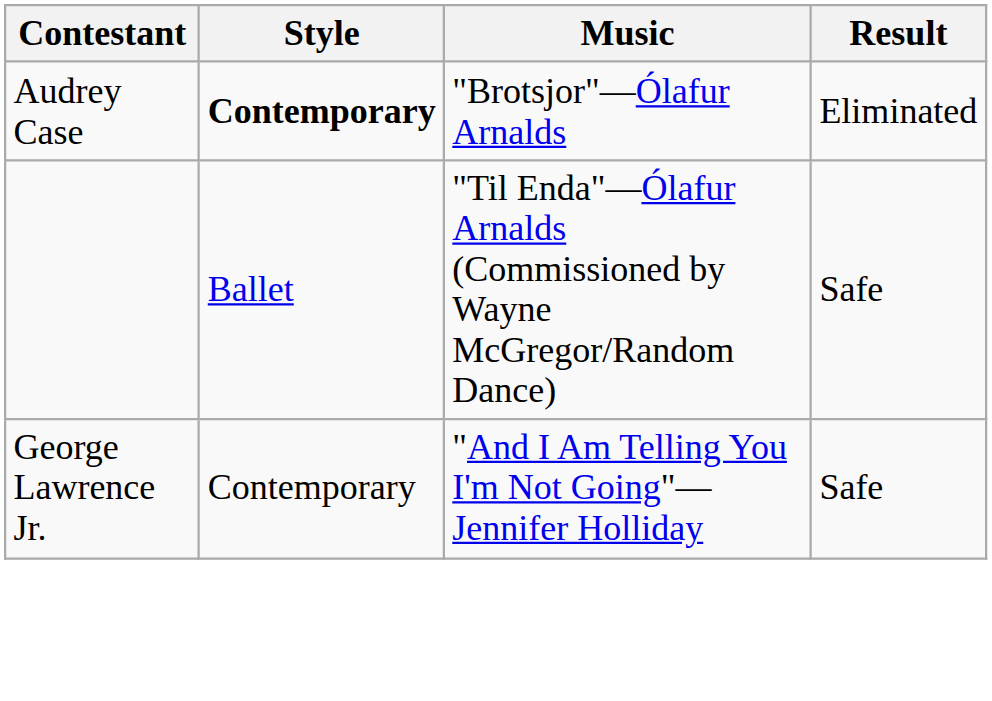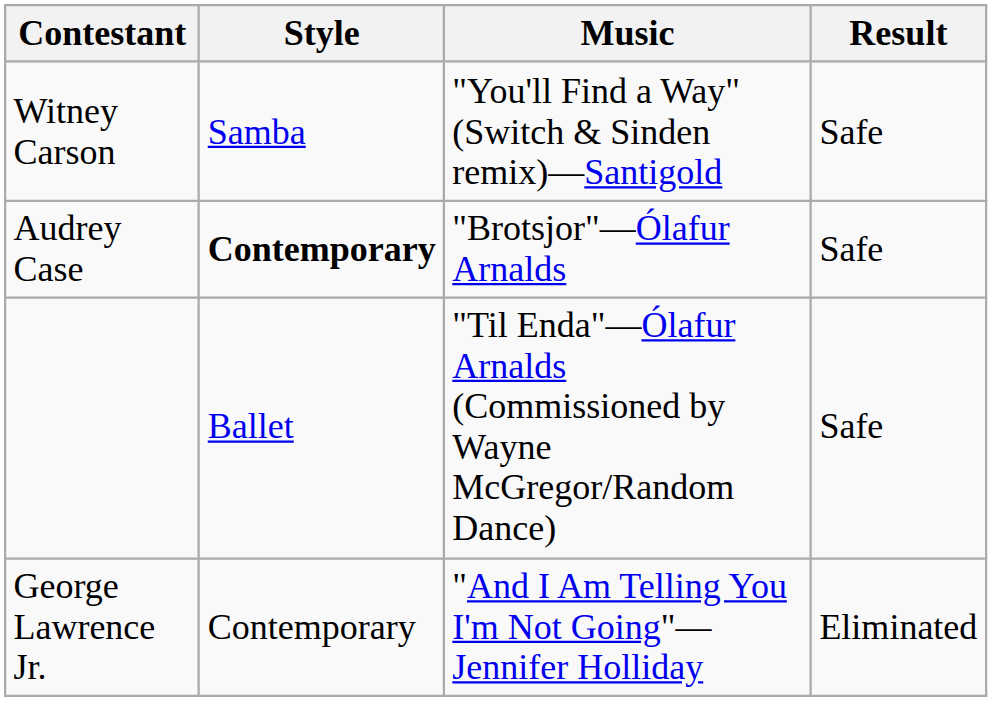+ row: (66, 130)
(898, 110) Eliminated -> (851, 248) Safe
(851, 487) Safe -> (898, 625) Eliminated
